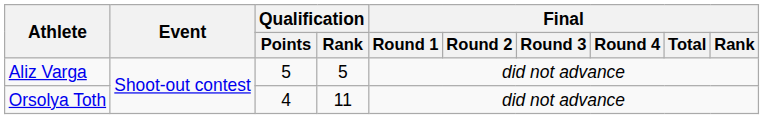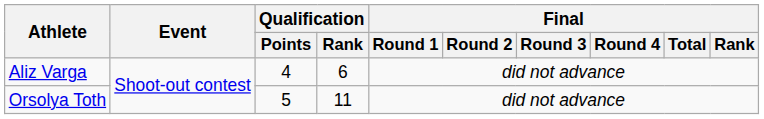(286, 72) 5 -> (286, 72) 4
(343, 72) 5 -> (343, 72) 6
(286, 100) 4 -> (286, 100) 5
